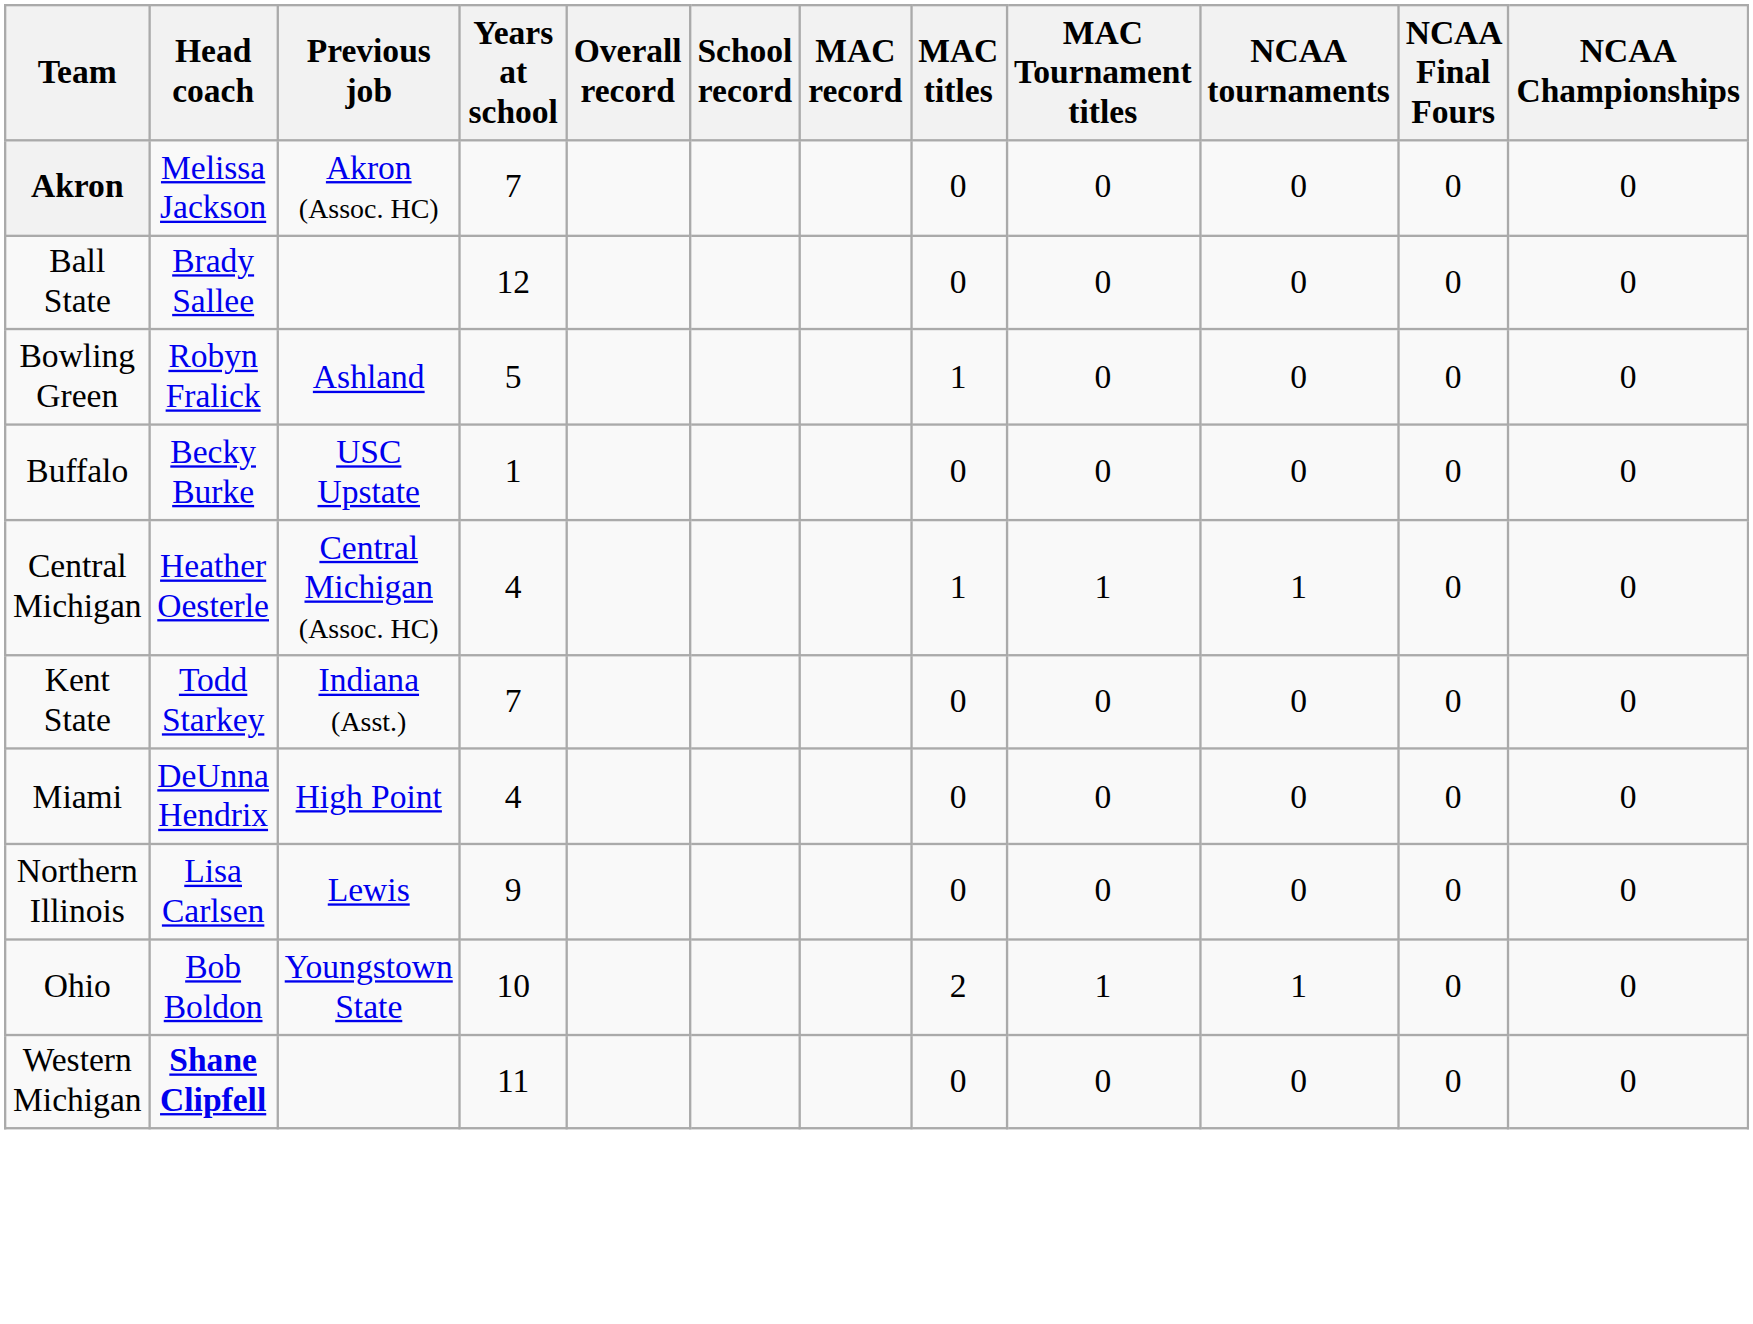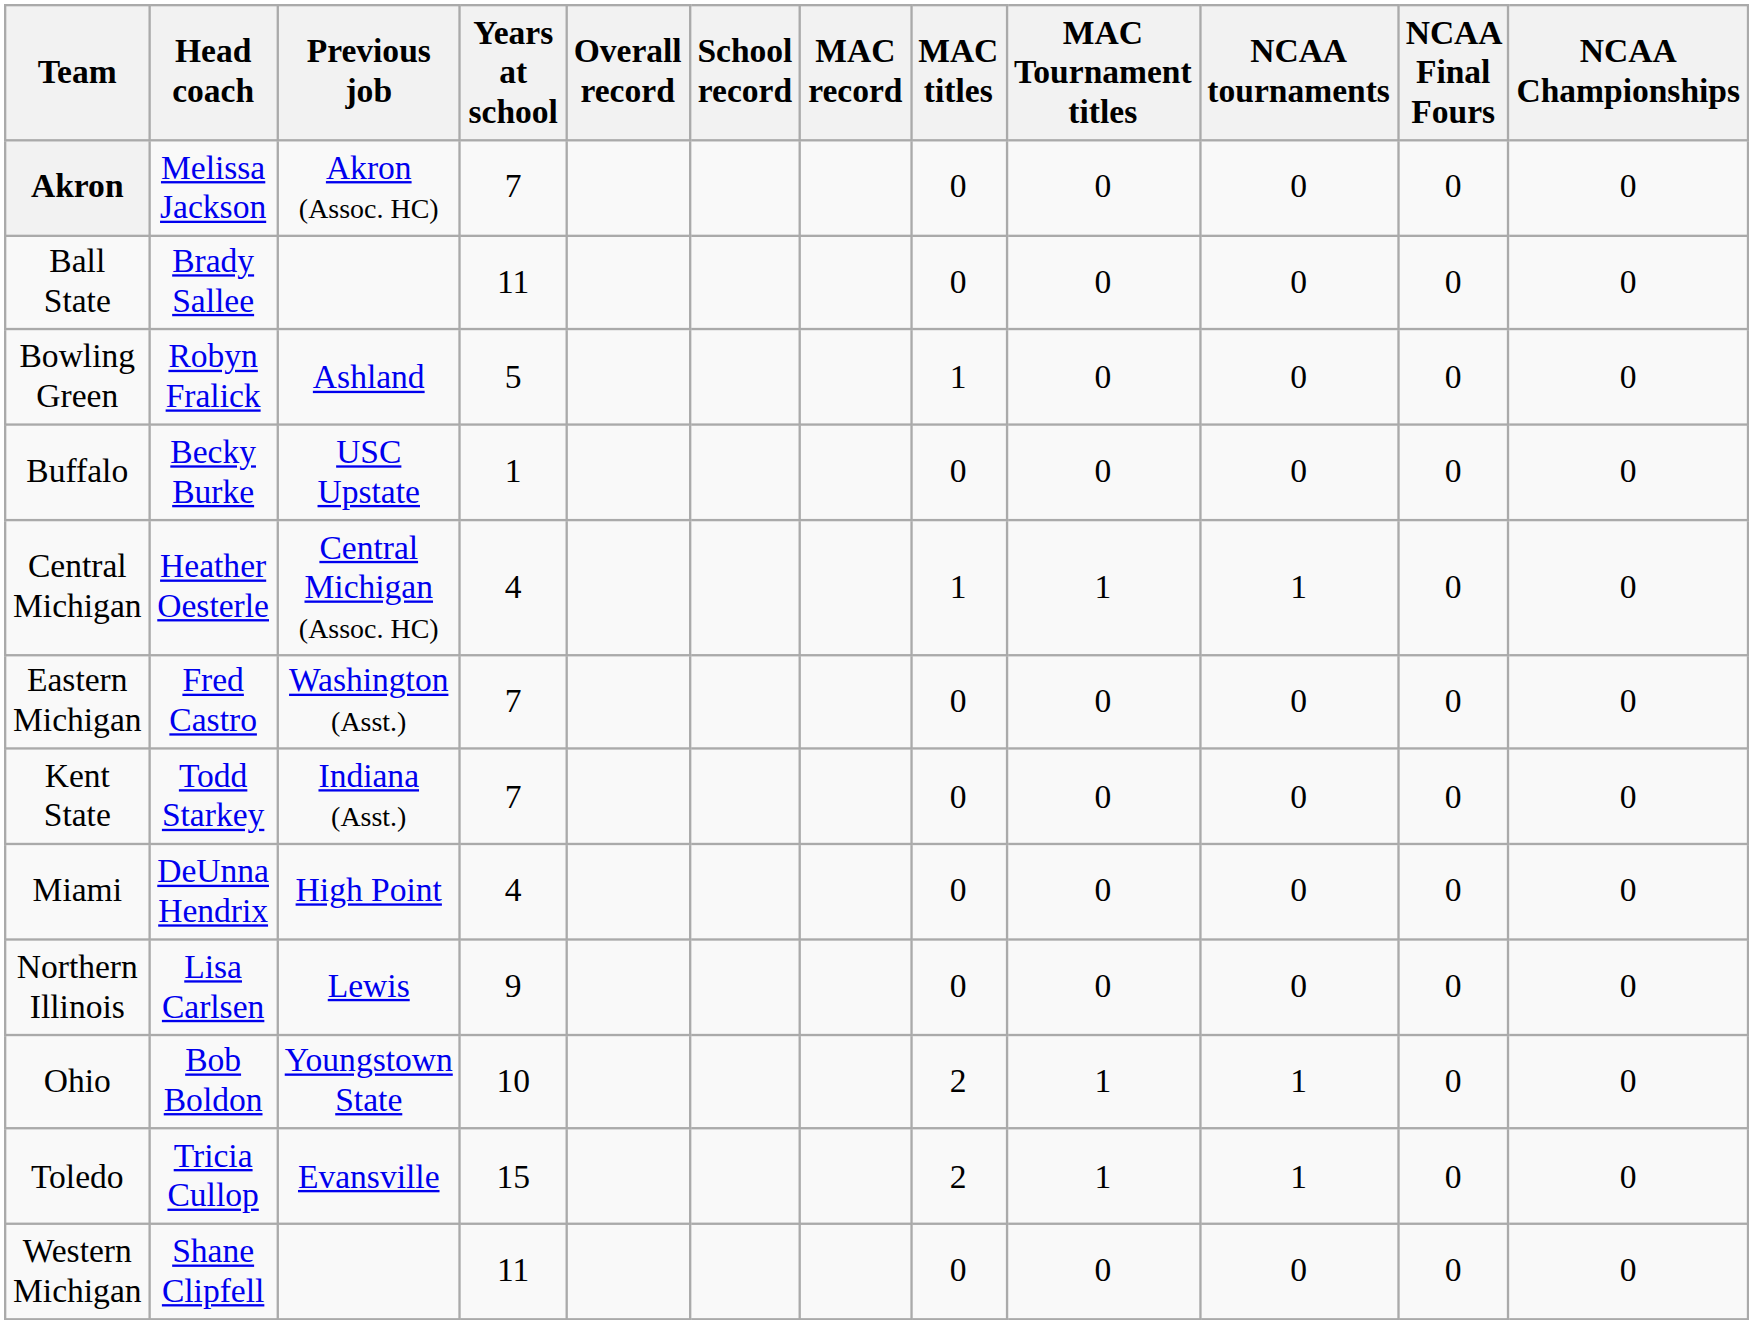(513, 281) 12 -> (513, 281) 11
+ row: (77, 701)
+ row: (77, 1176)
(213, 1081) bold -> (213, 1270) normal
